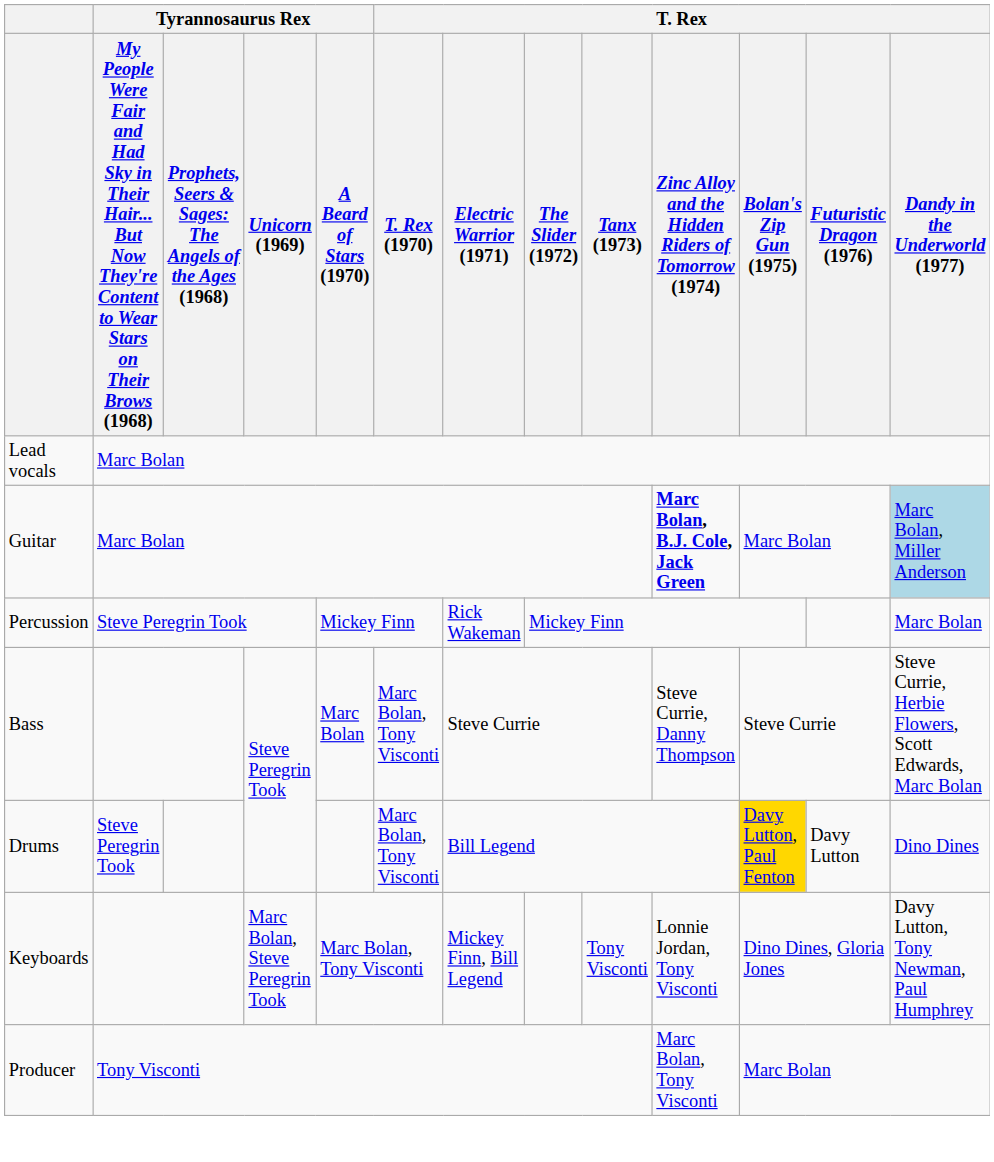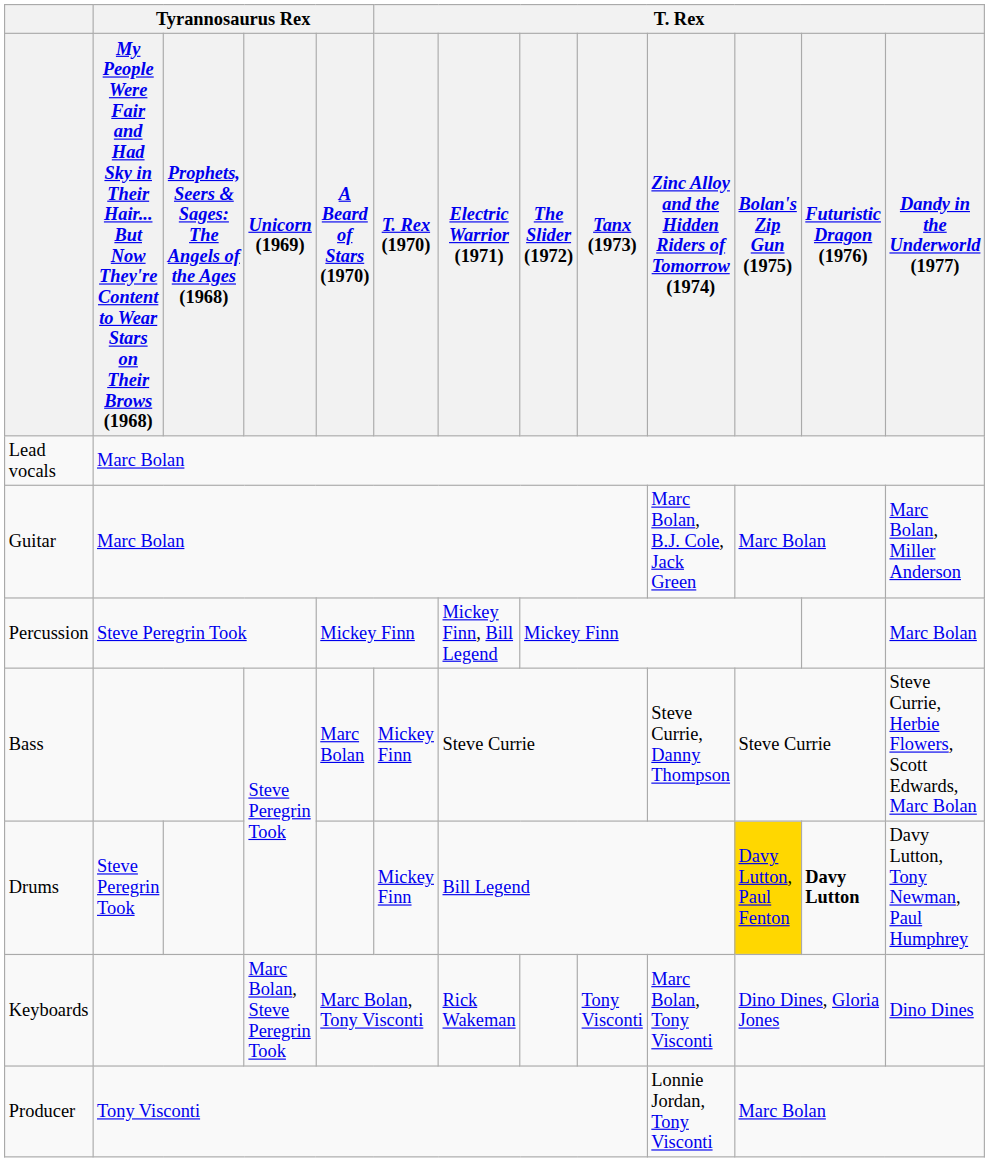(694, 541) bold -> (688, 541) normal
(930, 541) lightblue background -> (925, 541) no background
(484, 622) Rick Wakeman -> (478, 632) Mickey Finn, Bill Legend
(408, 723) Marc Bolan, Tony Visconti -> (406, 744) Mickey Finn
(408, 846) Marc Bolan, Tony Visconti -> (406, 887) Mickey Finn
(835, 846) normal -> (832, 887) bold
(937, 846) Dino Dines -> (929, 887) Davy Lutton, Tony Newman, Paul Humphrey
(483, 958) Mickey Finn, Bill Legend -> (479, 1009) Rick Wakeman
(687, 958) Lonnie Jordan, Tony Visconti -> (682, 1009) Marc Bolan, Tony Visconti
(934, 958) Davy Lutton, Tony Newman, Paul Humphrey -> (932, 1009) Dino Dines
(687, 1070) Marc Bolan, Tony Visconti -> (682, 1111) Lonnie Jordan, Tony Visconti
